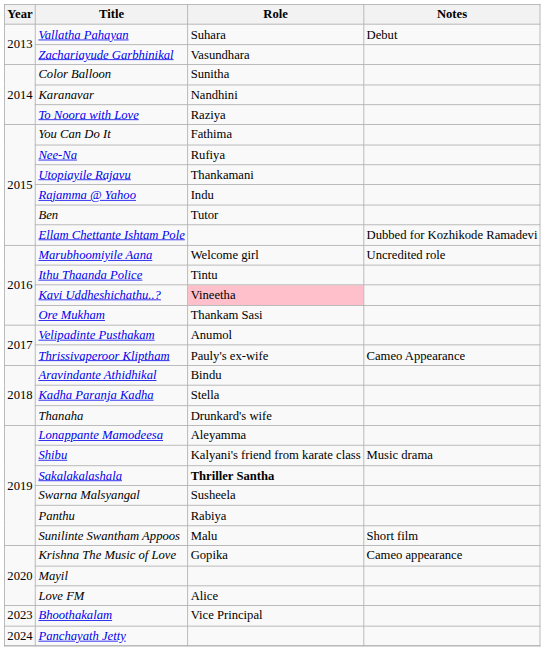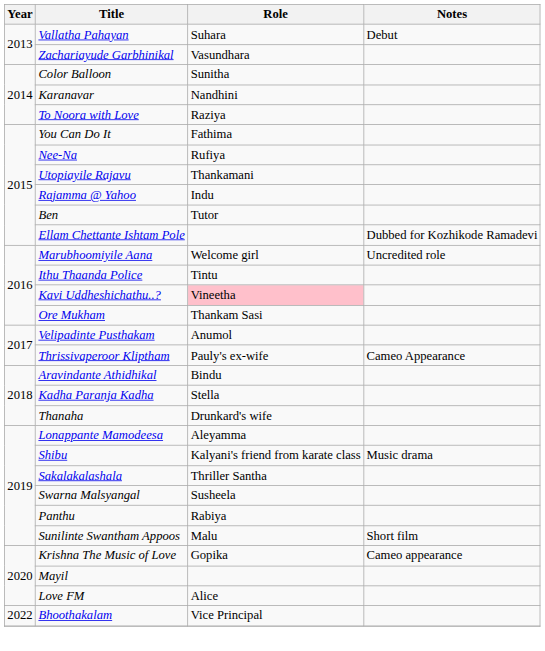(232, 475) bold -> (229, 475) normal
(20, 615) 2023 -> (20, 615) 2022
- row: (82, 635)
